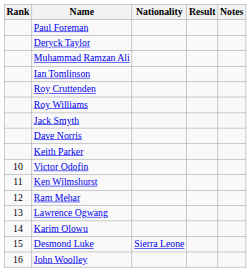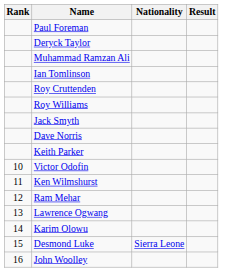- column: (232, 12)
